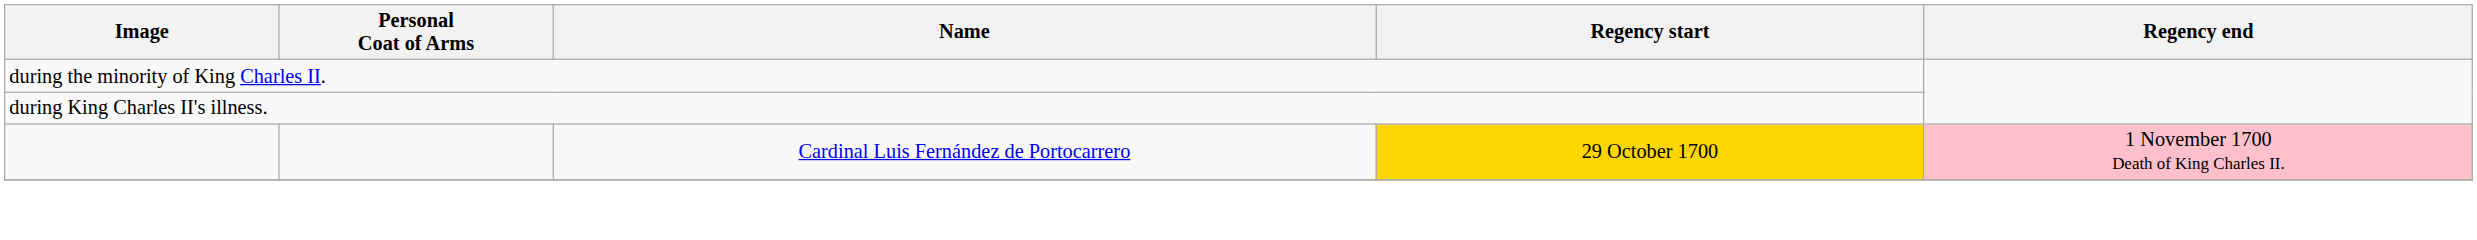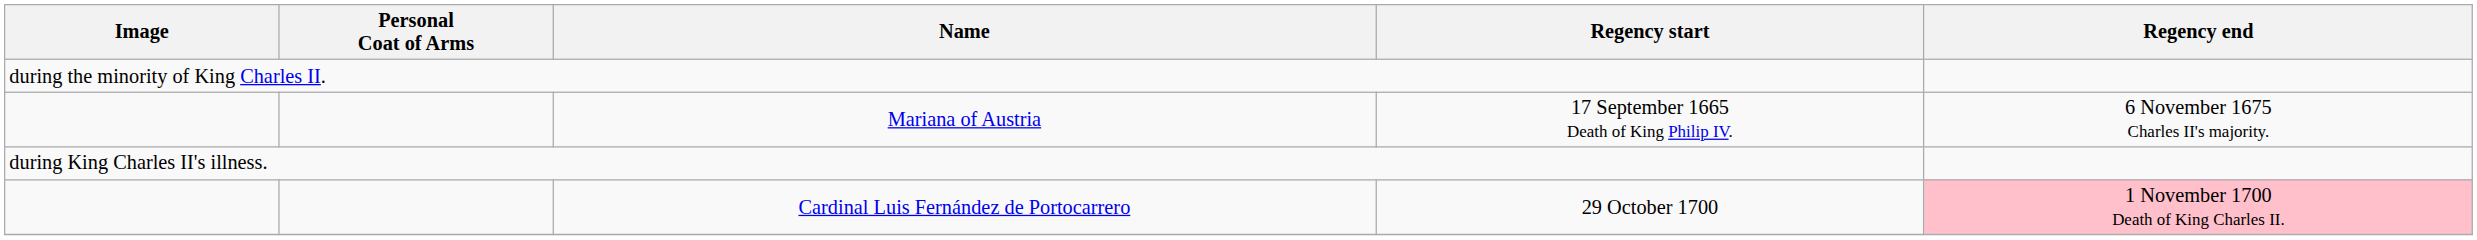+ row: (964, 119)
(1650, 151) gold background -> (1650, 206) no background
